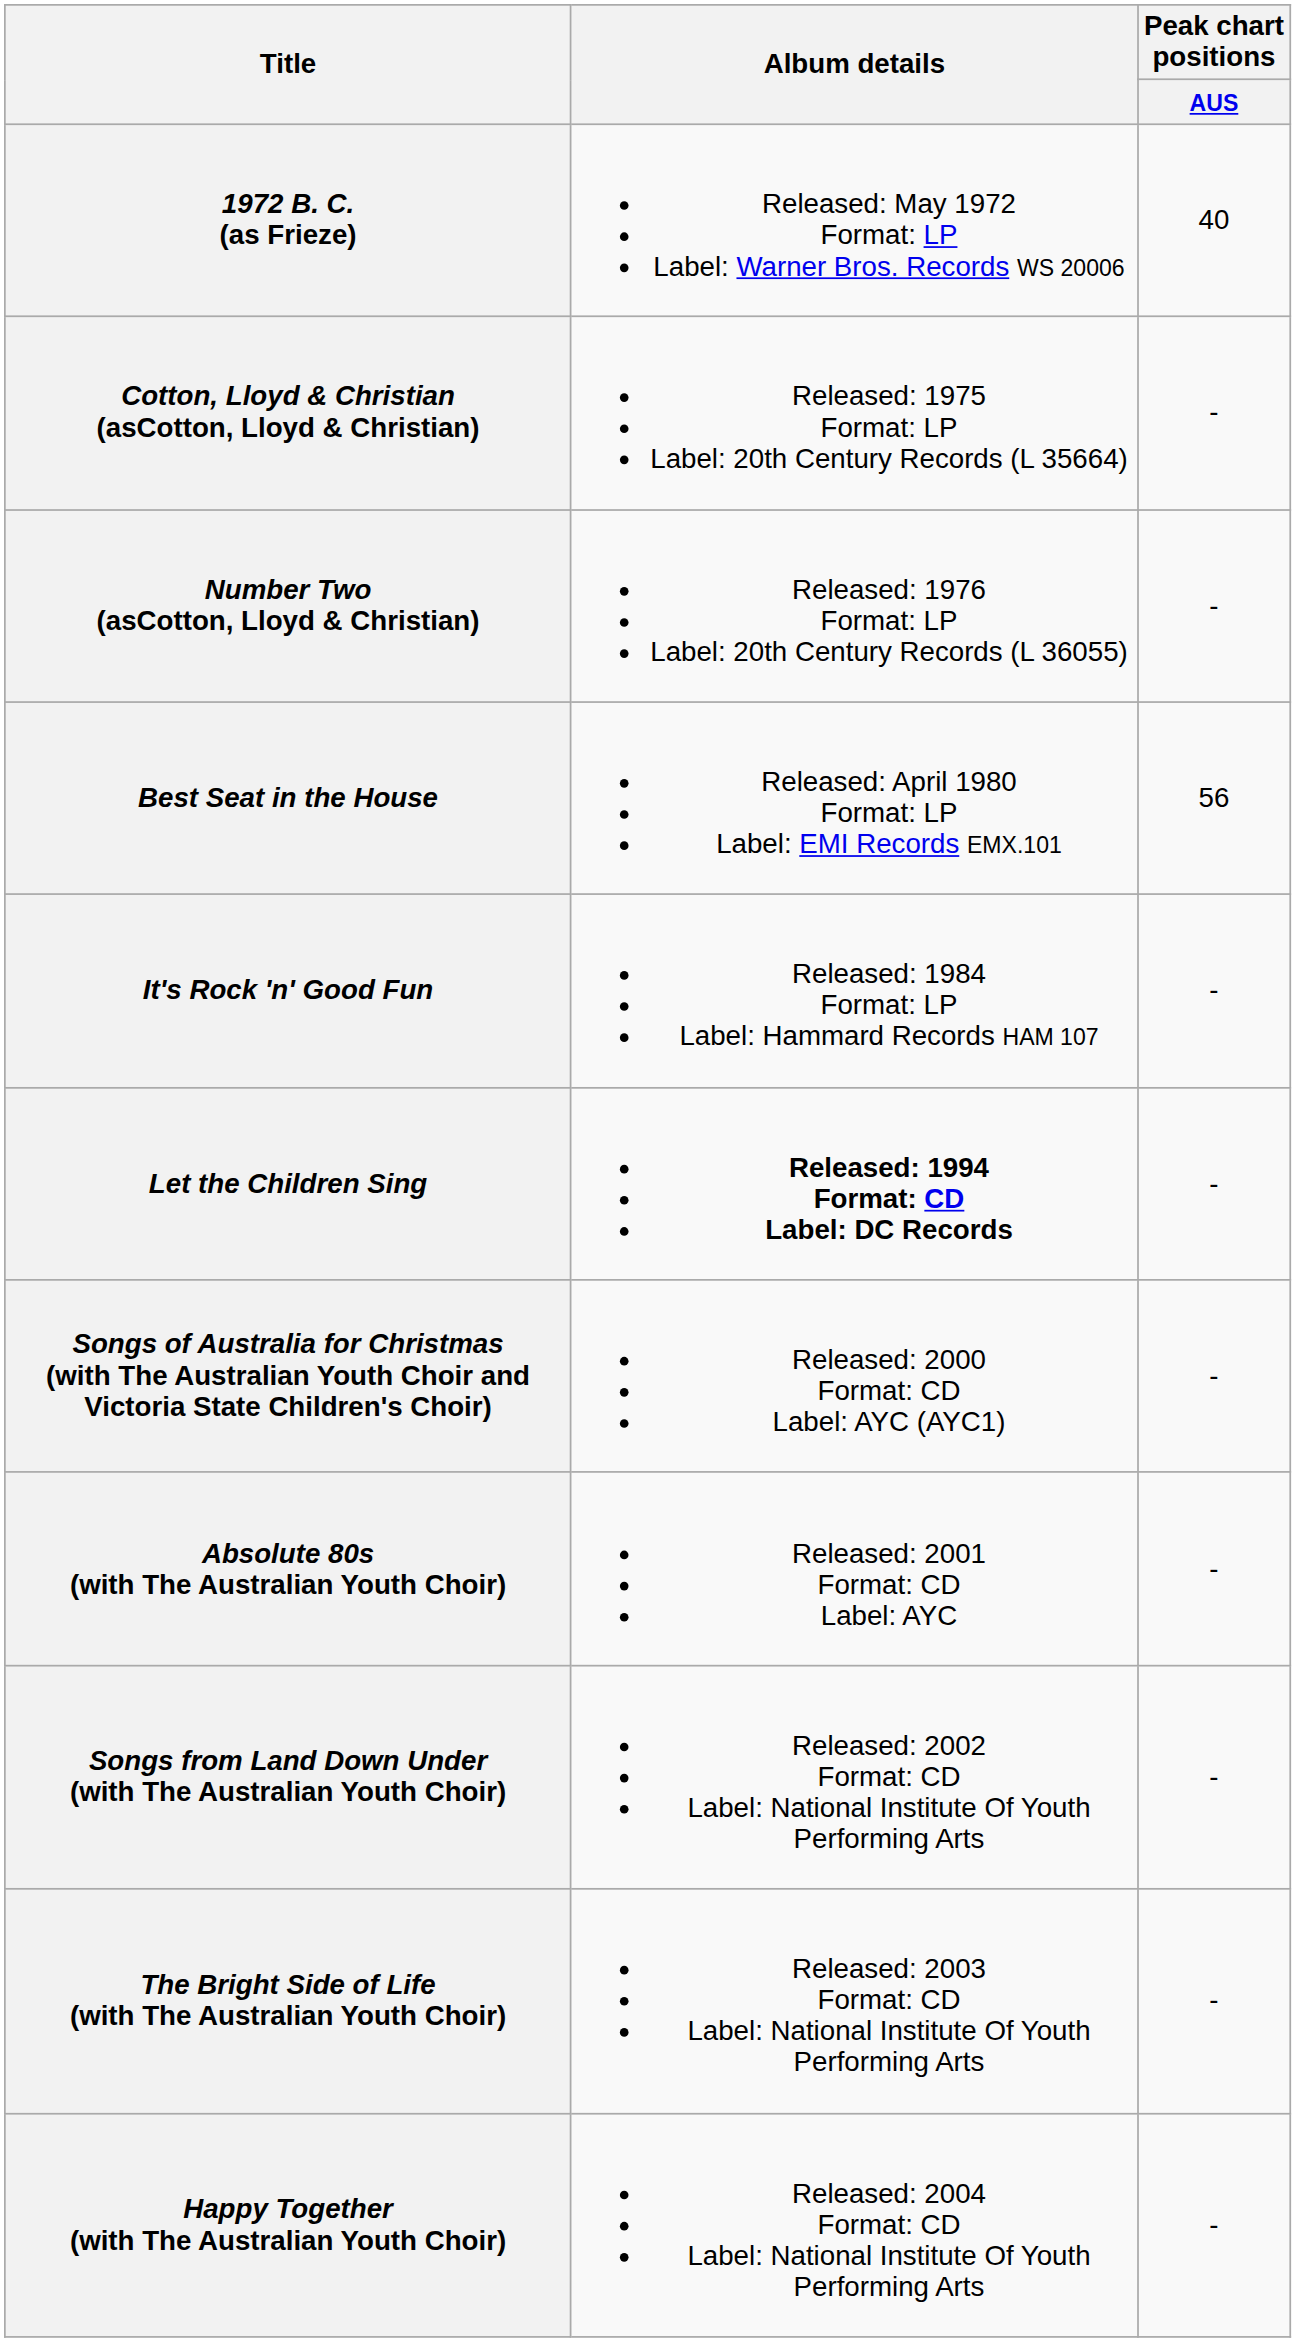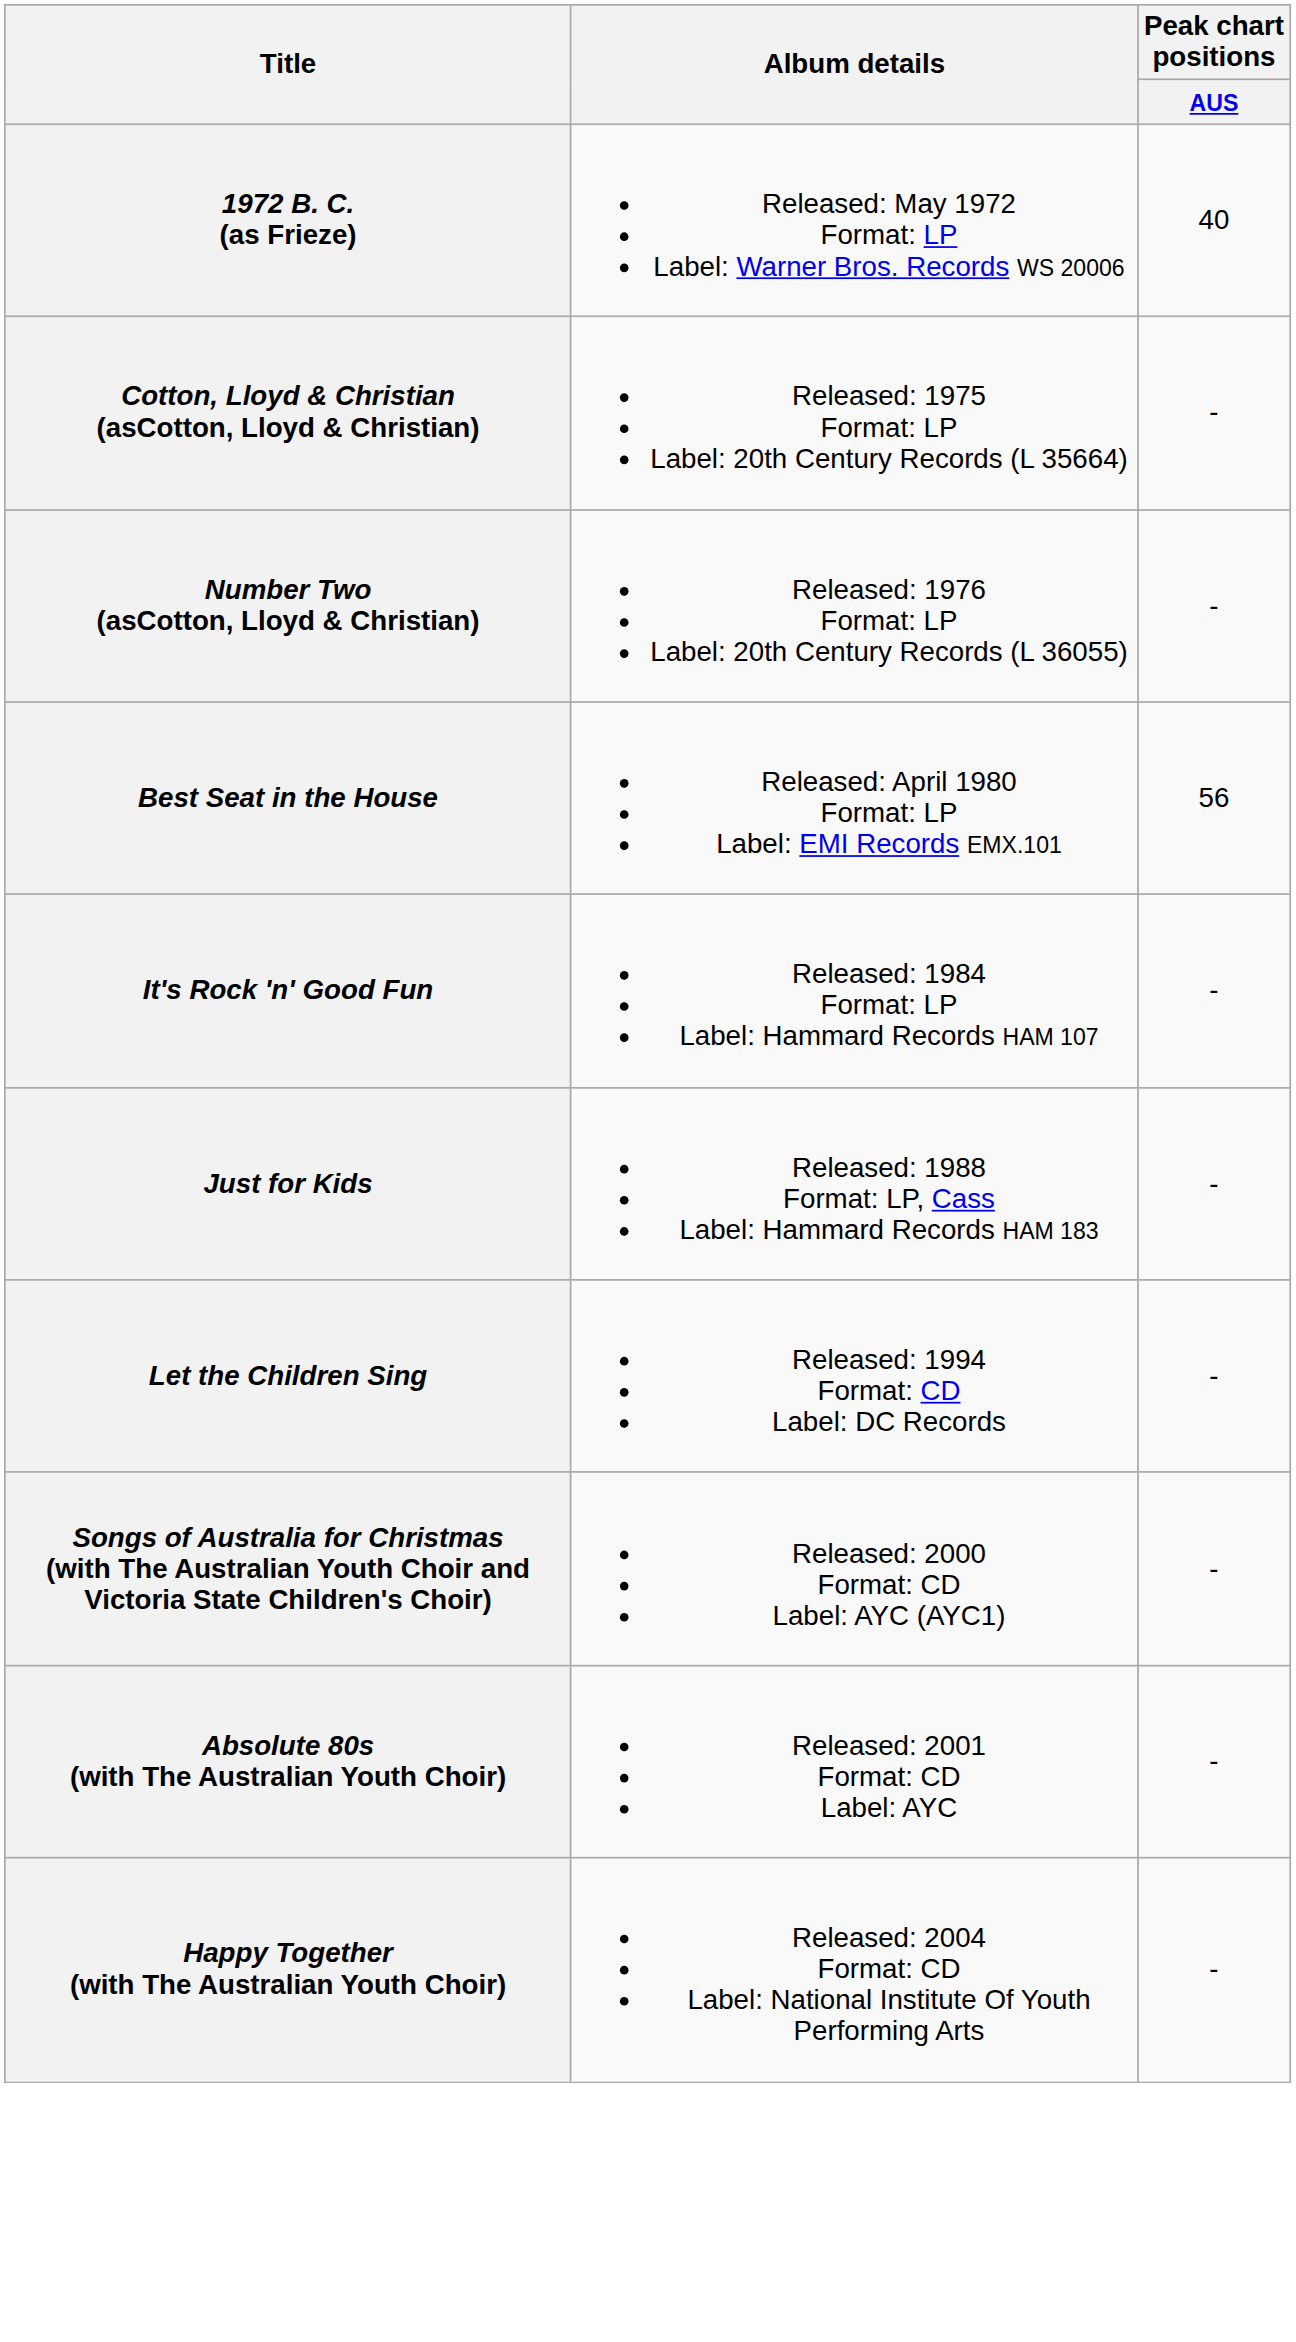+ row: (288, 1183)
(854, 1199) bold -> (854, 1392) normal
- row: (288, 1776)
- row: (288, 2000)
